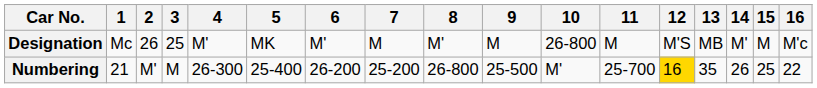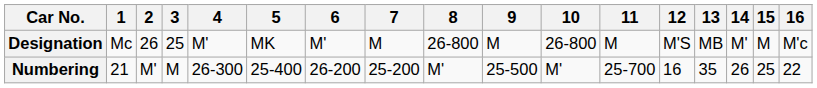(436, 43) M' -> (453, 43) 26-800
(453, 69) 26-800 -> (436, 69) M'
(672, 69) gold background -> (672, 69) no background
